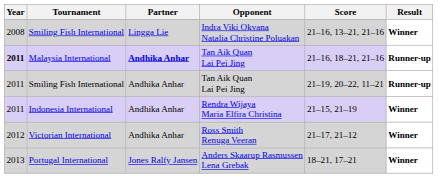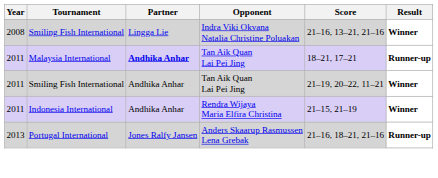(16, 58) bold -> (16, 58) normal
(346, 58) 21–16, 18–21, 21–16 -> (332, 58) 18–21, 17–21
(410, 84) Runner-up -> (403, 84) Winner
- row: (70, 135)
(332, 161) 18–21, 17–21 -> (346, 135) 21–16, 18–21, 21–16
(403, 161) Winner -> (410, 135) Runner-up
